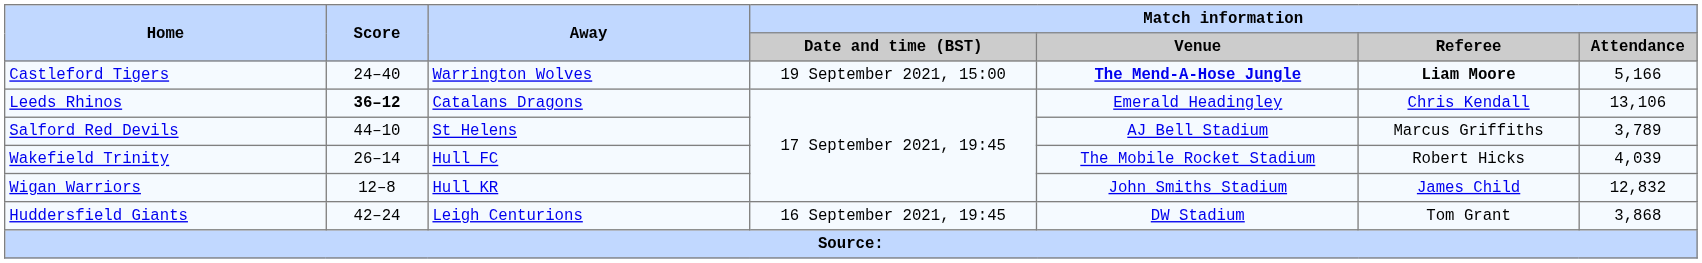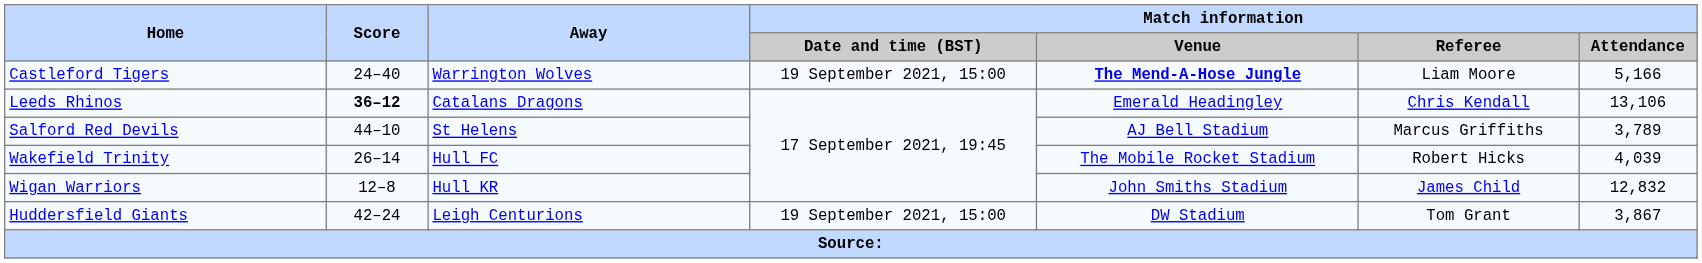(1469, 75) bold -> (1469, 75) normal
(893, 216) 16 September 2021, 19:45 -> (893, 216) 19 September 2021, 15:00
(1638, 216) 3,868 -> (1638, 216) 3,867
